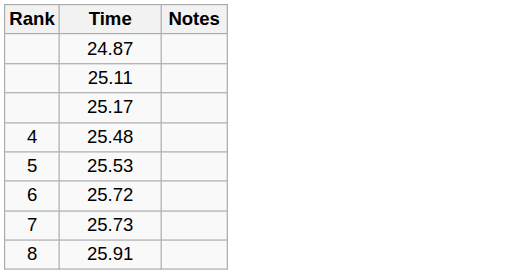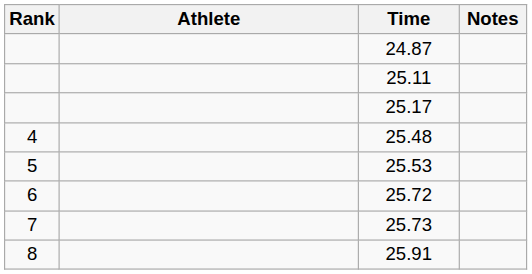+ column: (209, 19)
